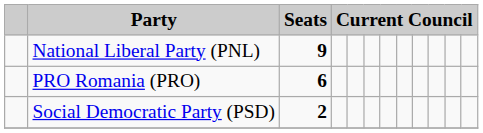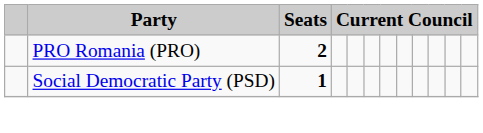- row: (146, 50)
(322, 81) 6 -> (322, 50) 2
(322, 111) 2 -> (322, 81) 1
